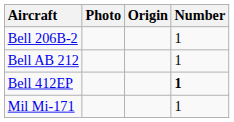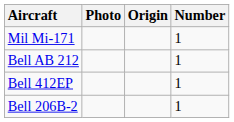rows swapped: (43, 38) <-> (41, 106)
(178, 83) bold -> (178, 83) normal
